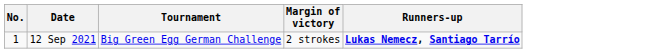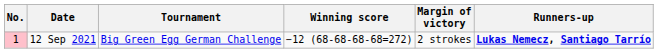+ column: (349, 18)
(16, 40) no background -> (16, 40) pink background
